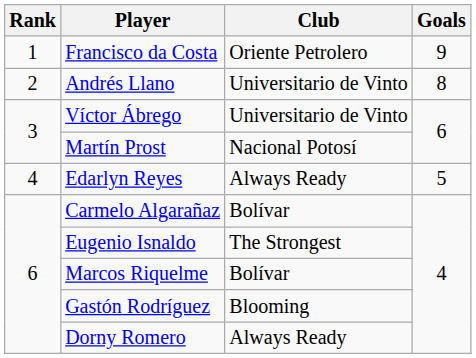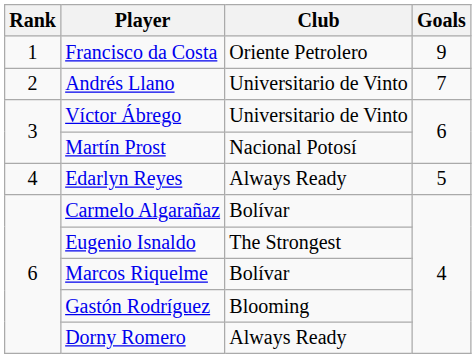(441, 83) 8 -> (441, 83) 7
